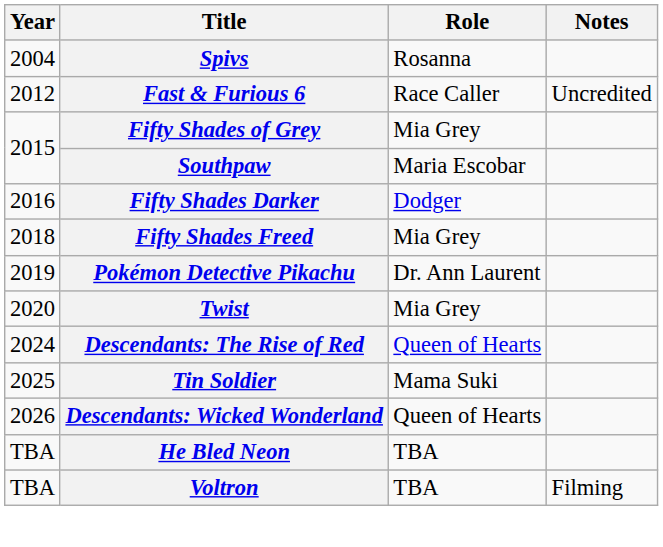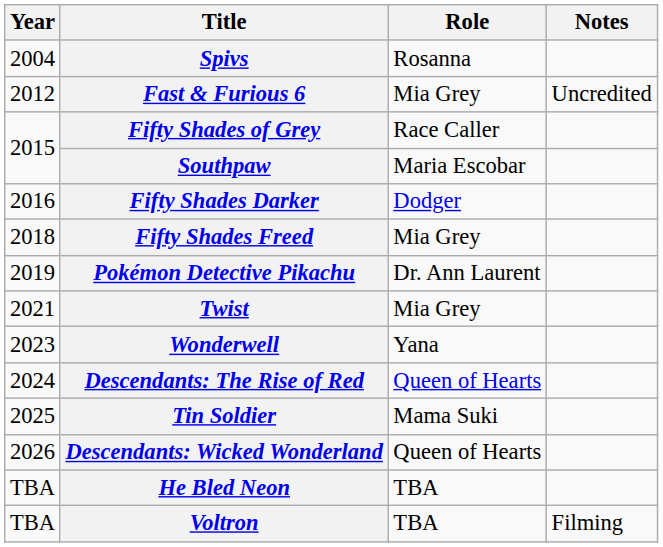(446, 93) Race Caller -> (437, 93) Mia Grey
(437, 129) Mia Grey -> (446, 129) Race Caller
(32, 308) 2020 -> (32, 308) 2021
+ row: (224, 344)
